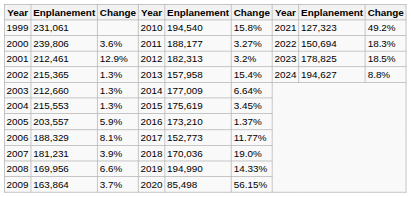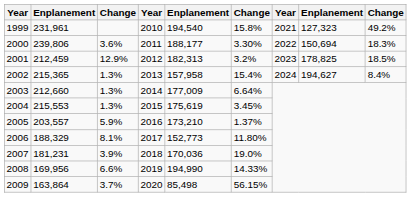(51, 28) 231,061 -> (51, 28) 231,961
(248, 44) 3.27% -> (248, 44) 3.30%
(51, 59) 212,461 -> (51, 59) 212,459
(379, 75) 8.8% -> (379, 75) 8.4%
(250, 137) 11.77% -> (250, 137) 11.80%
